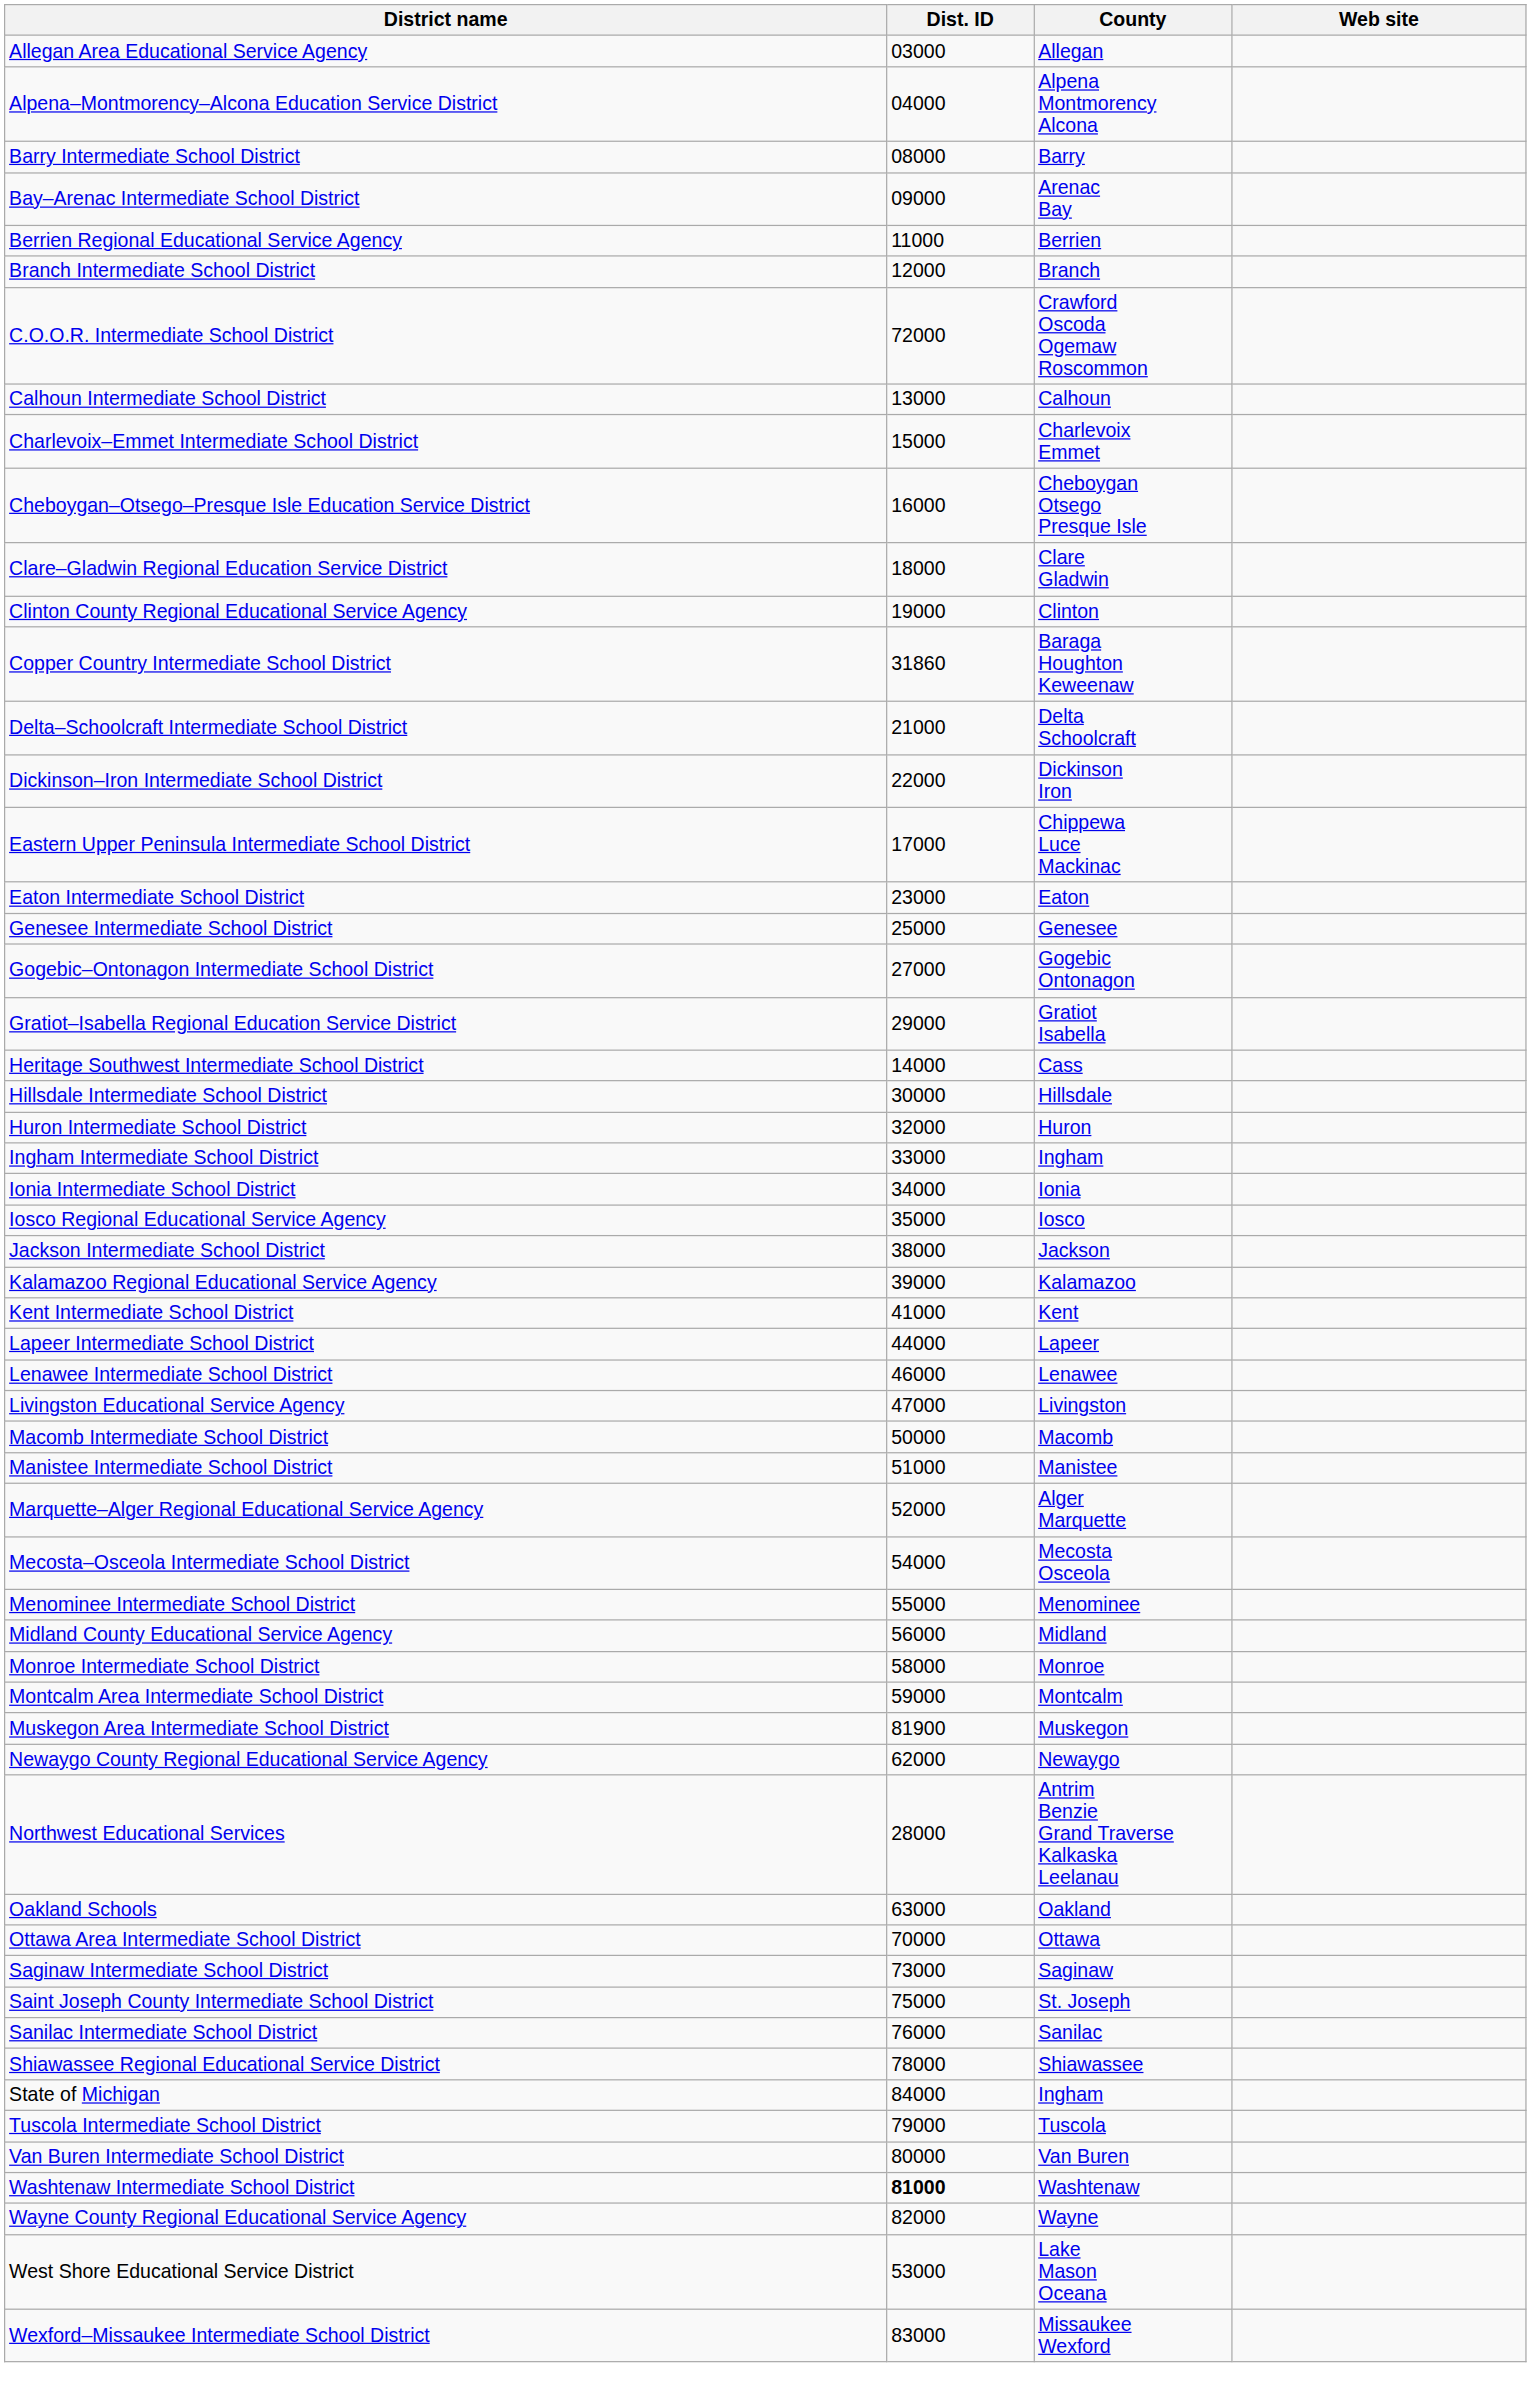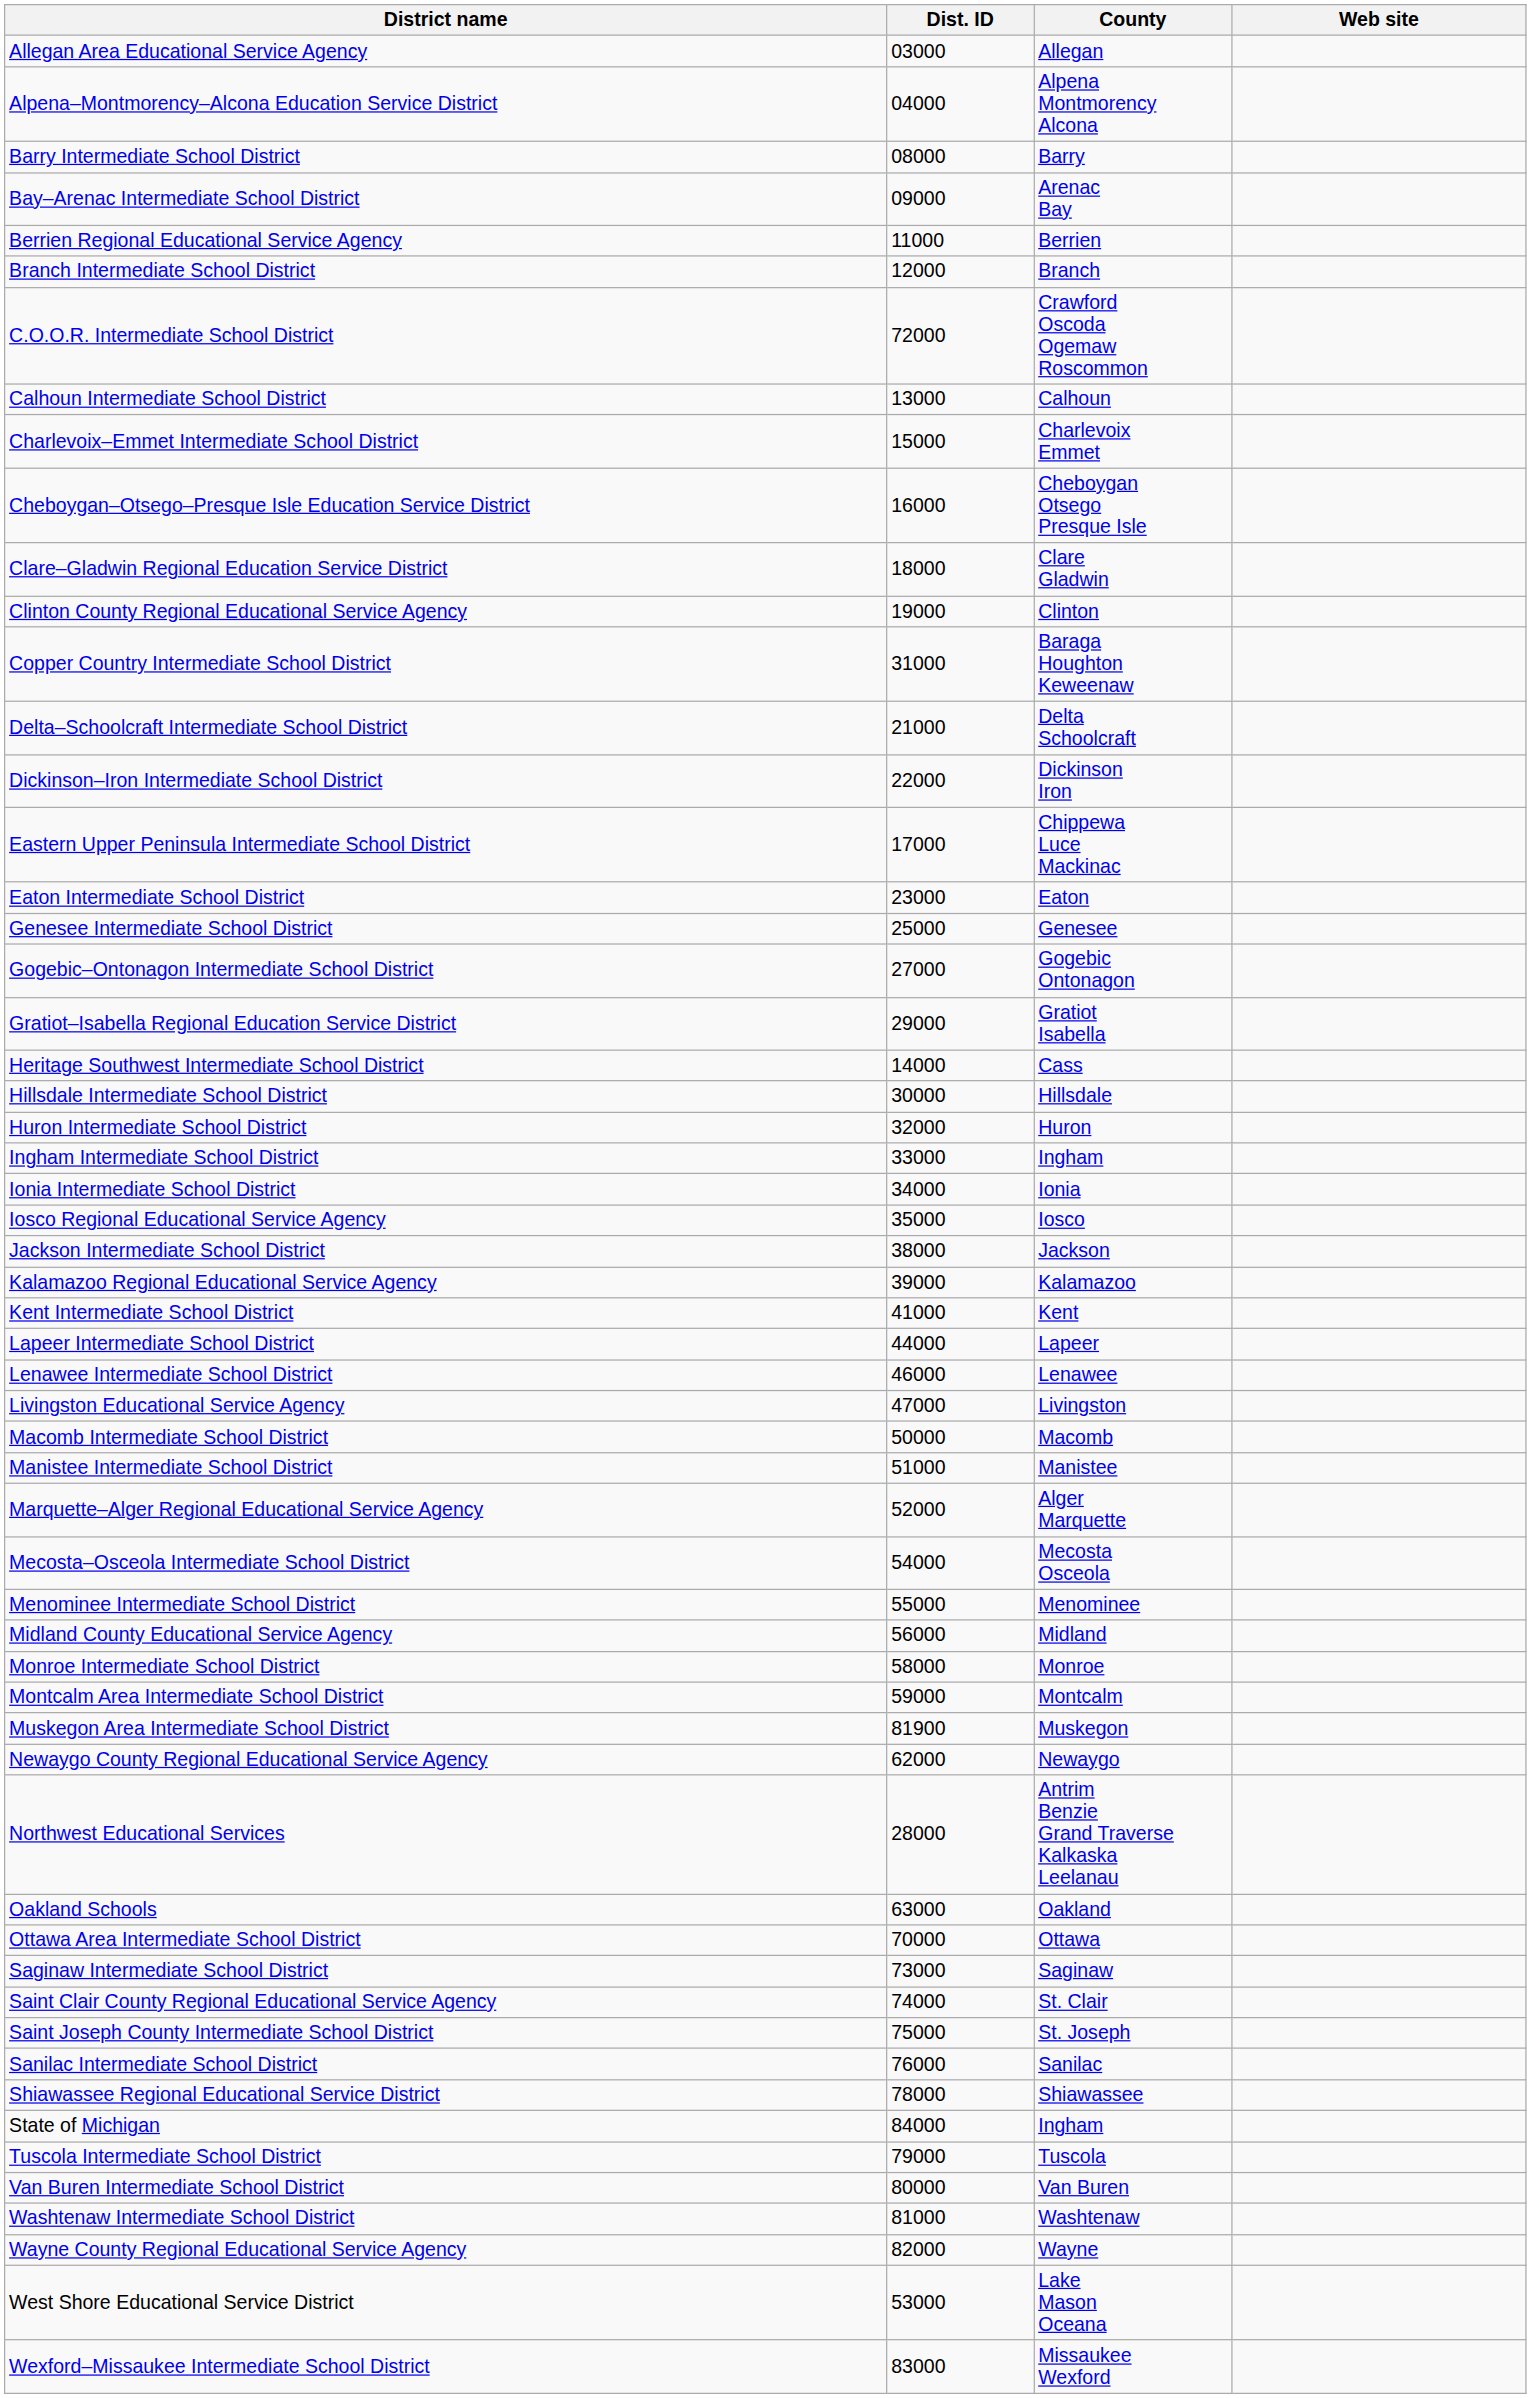(918, 663) 31860 -> (918, 663) 31000
+ row: (253, 2002)
(918, 2187) bold -> (918, 2218) normal
